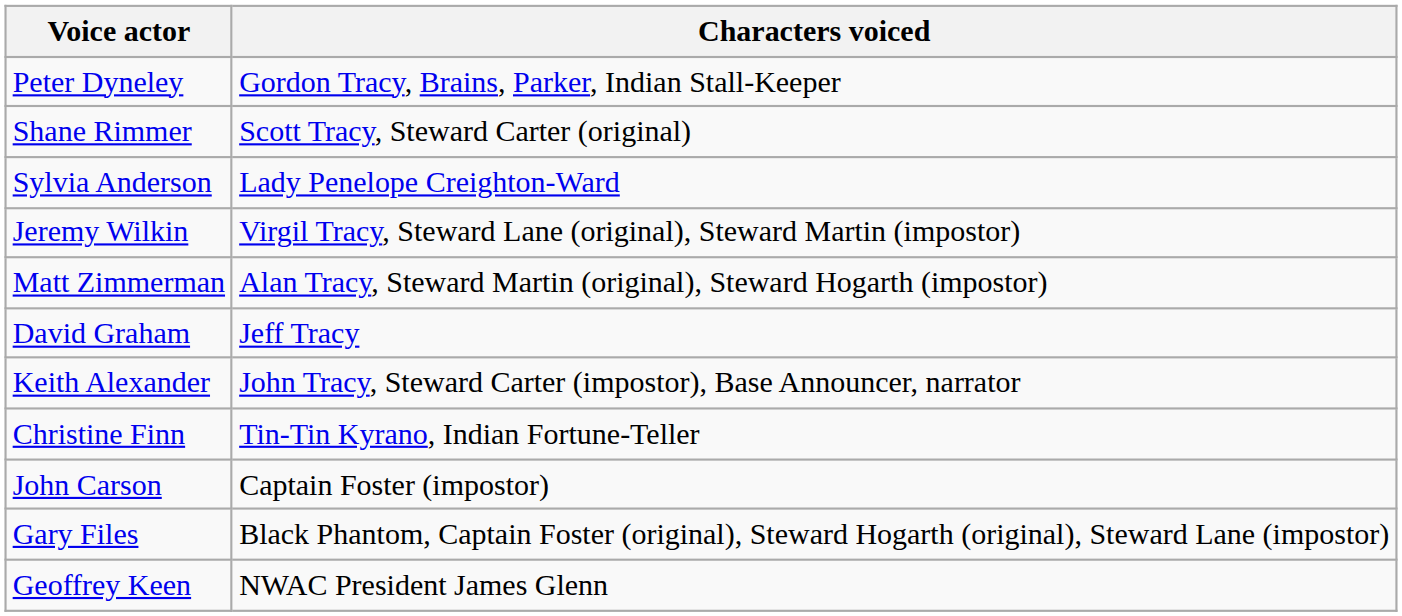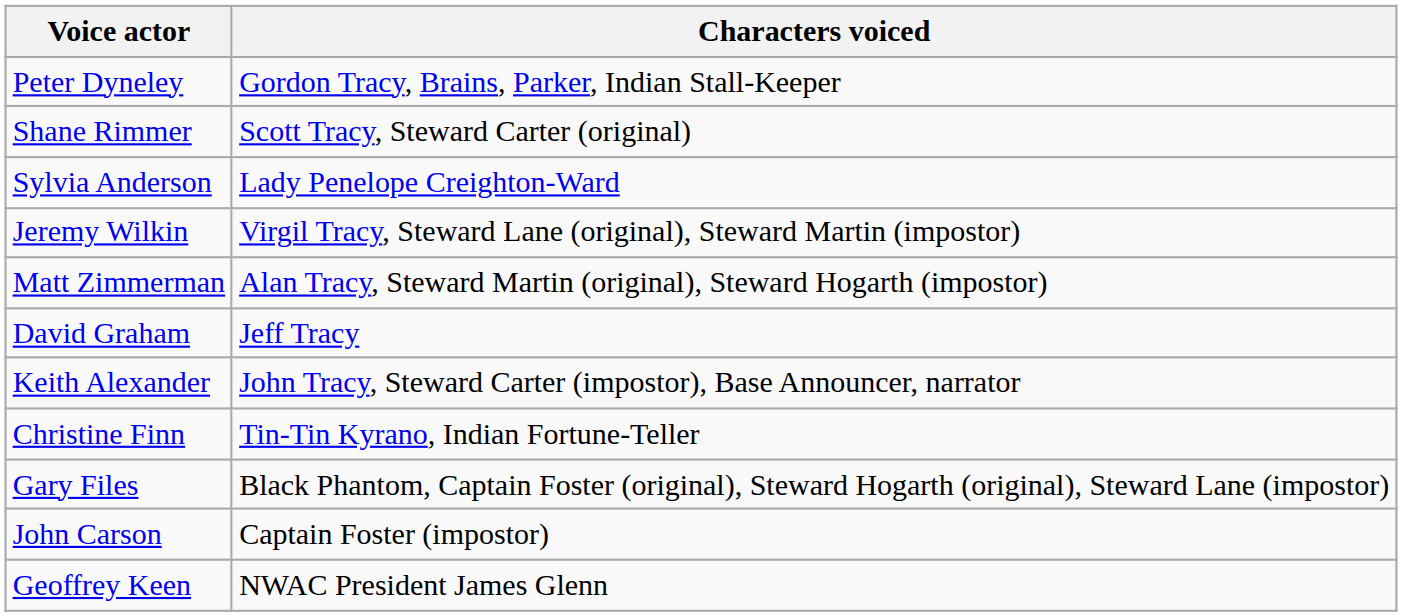rows swapped: (76, 533) <-> (87, 483)
